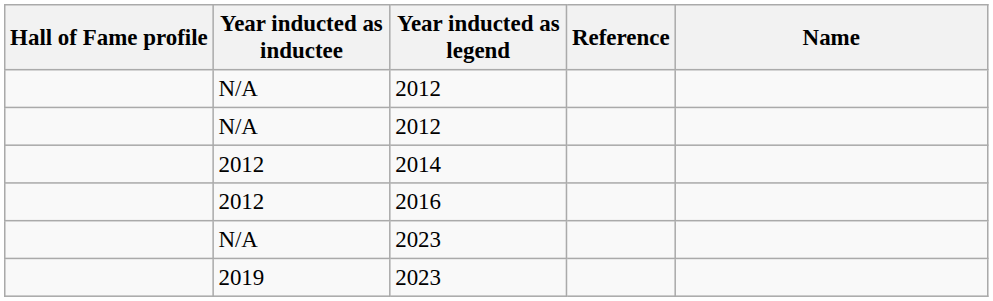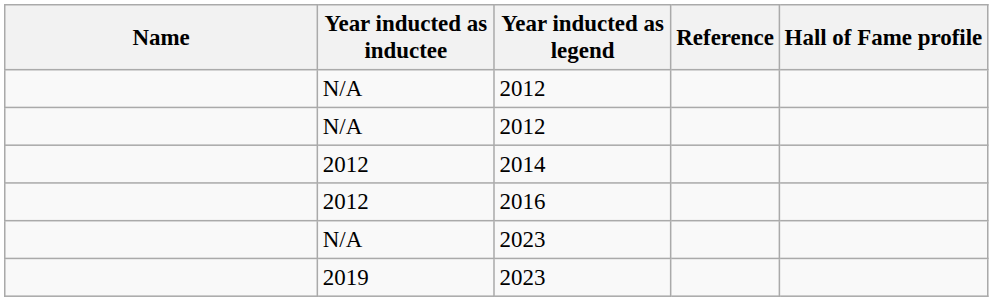columns swapped: (831, 37) <-> (109, 37)
